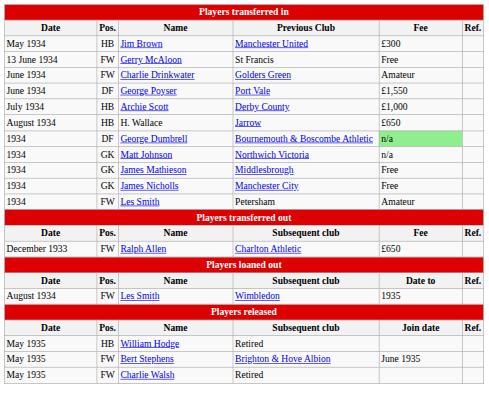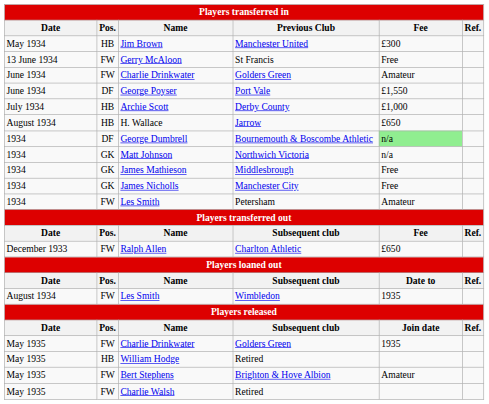+ row: (26, 344)
(401, 359) June 1935 -> (398, 375) Amateur
